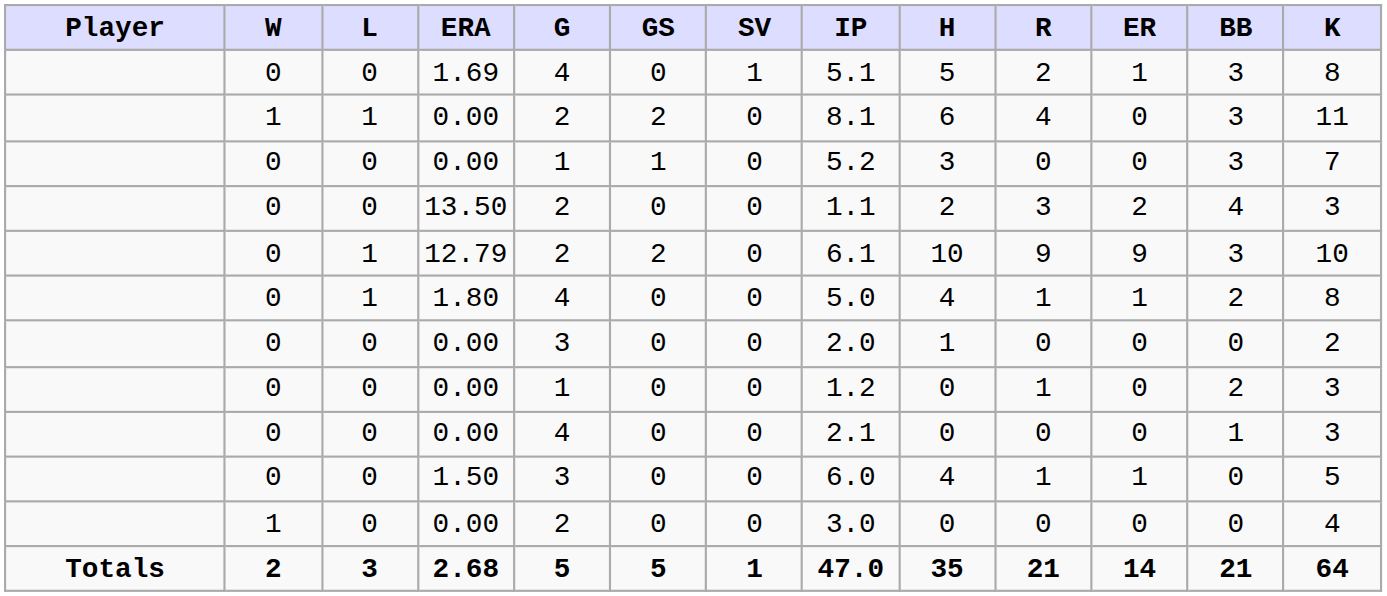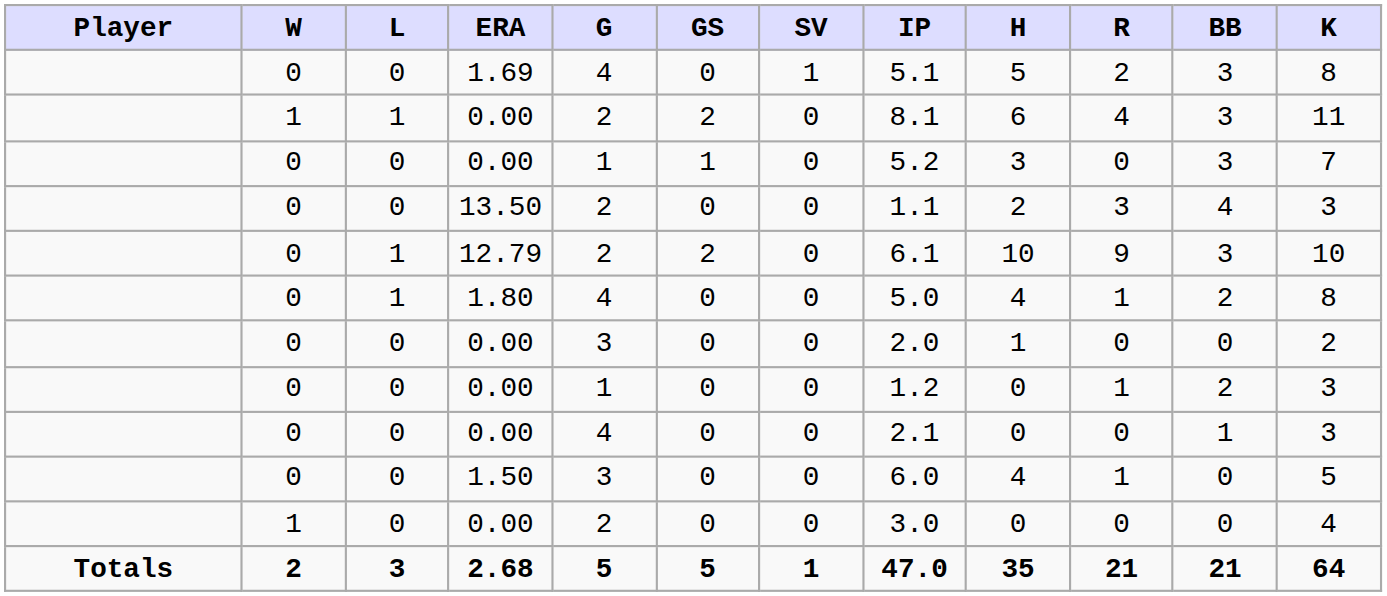- column: (1140, 28)
